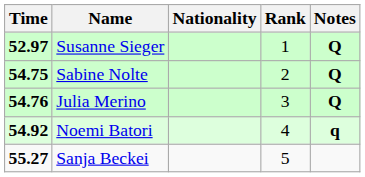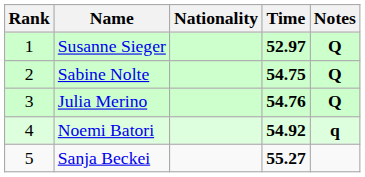columns swapped: (285, 18) <-> (28, 18)
